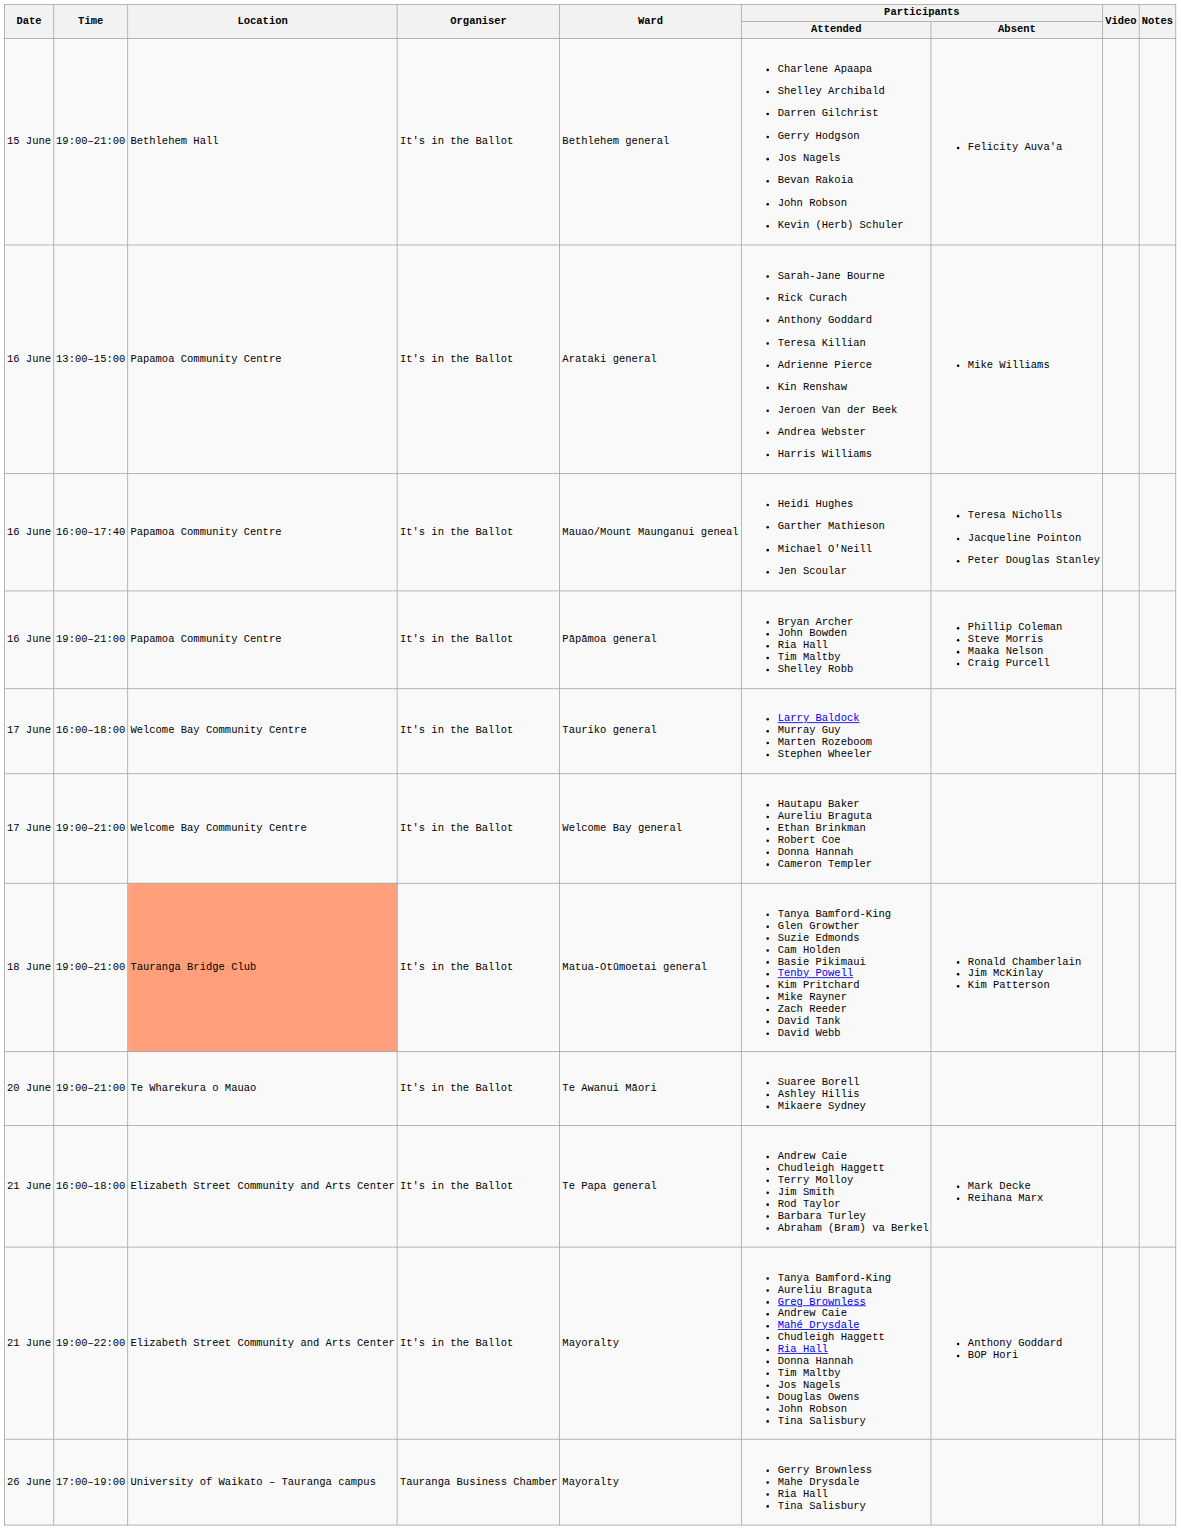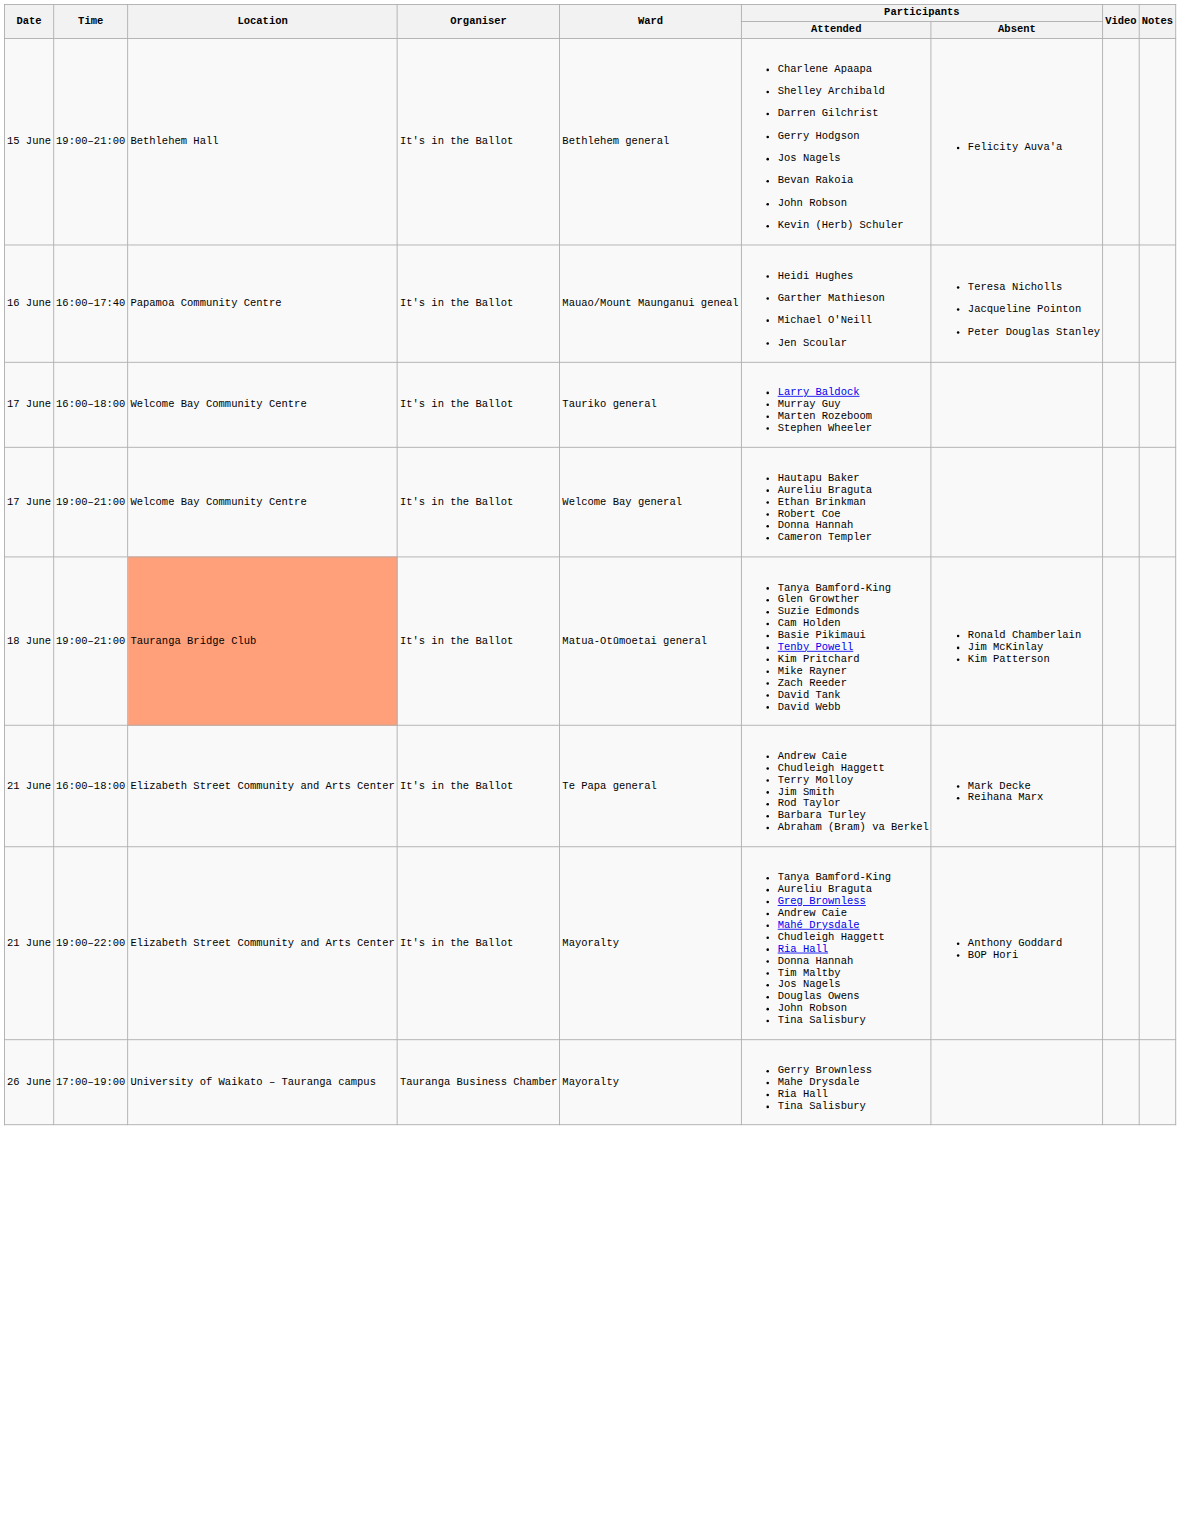- row: (29, 360)
- row: (29, 640)
- row: (29, 1089)
